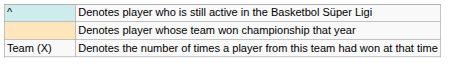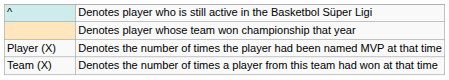+ row: (31, 48)
